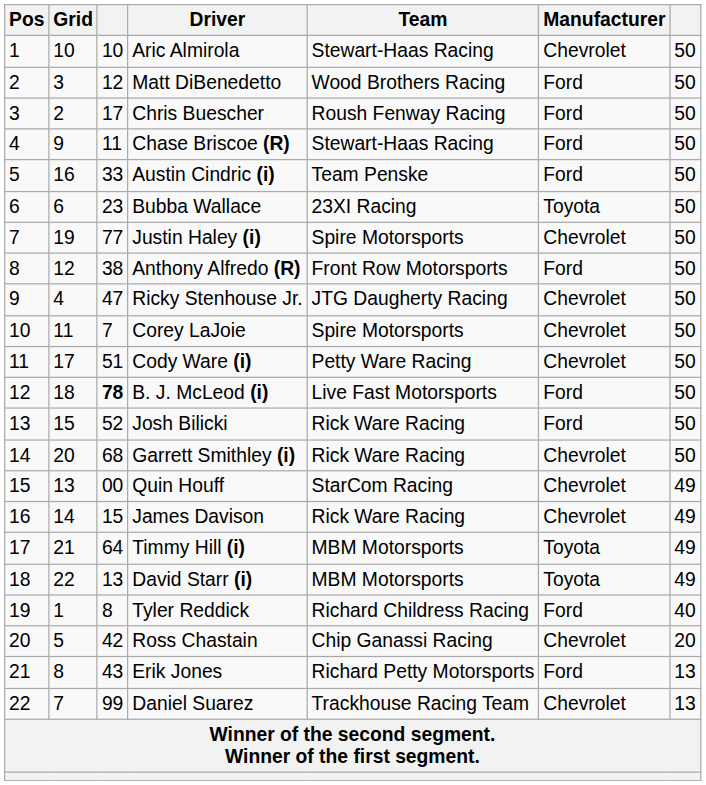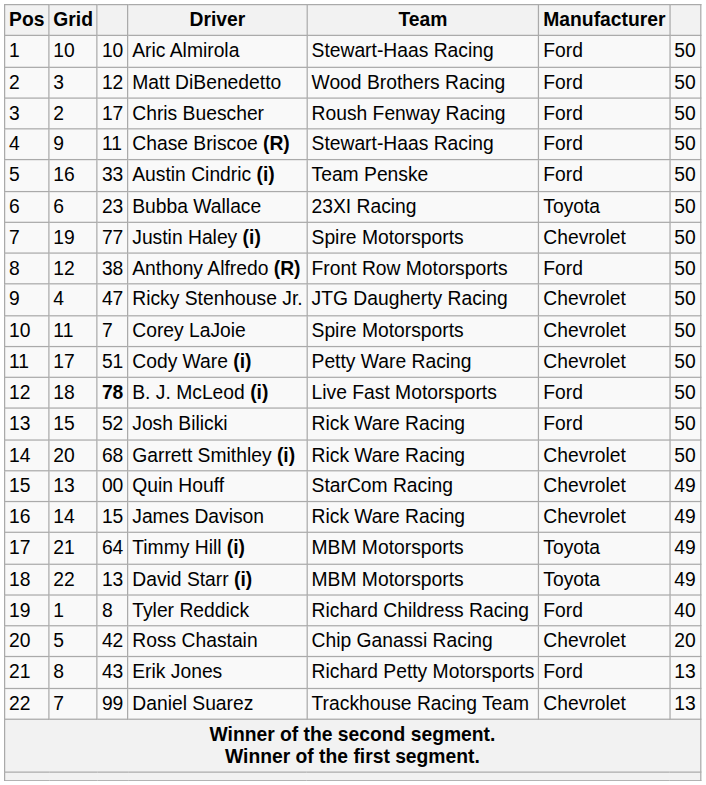(585, 50) Chevrolet -> (563, 50) Ford
